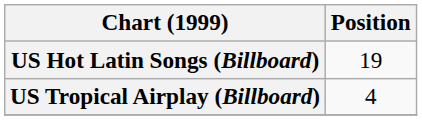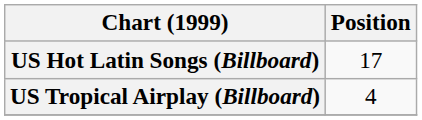(371, 59) 19 -> (371, 59) 17
